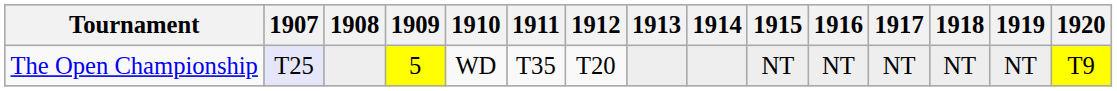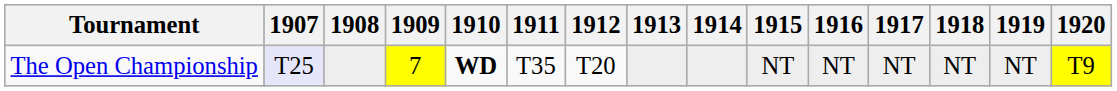(415, 65) 5 -> (415, 65) 7
(476, 65) normal -> (476, 65) bold
